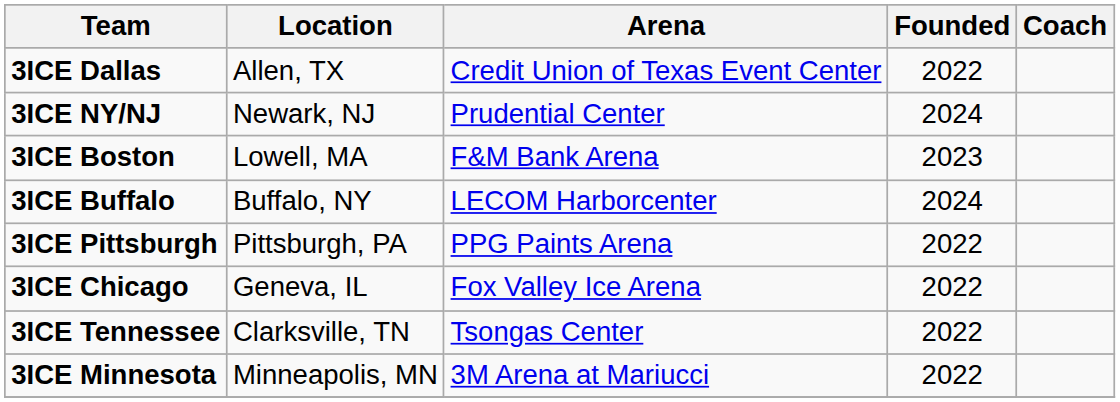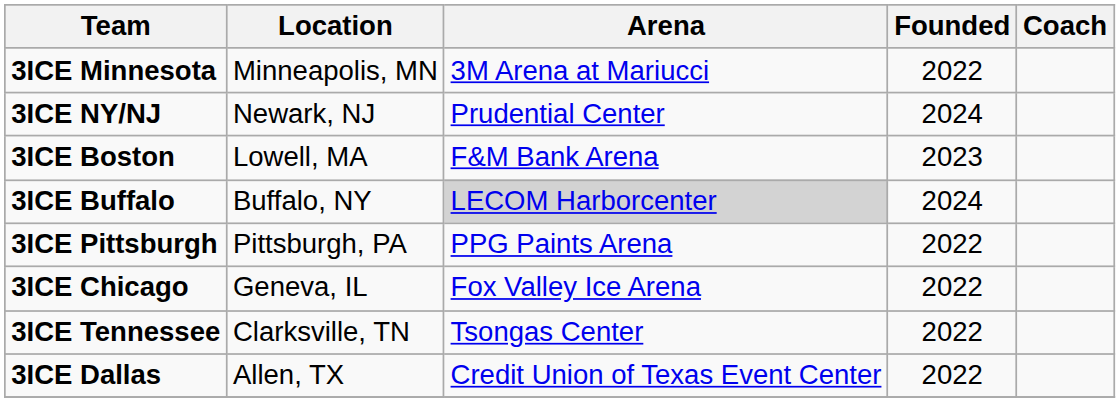rows swapped: (114, 375) <-> (86, 69)
(584, 200) no background -> (584, 200) lightgrey background
